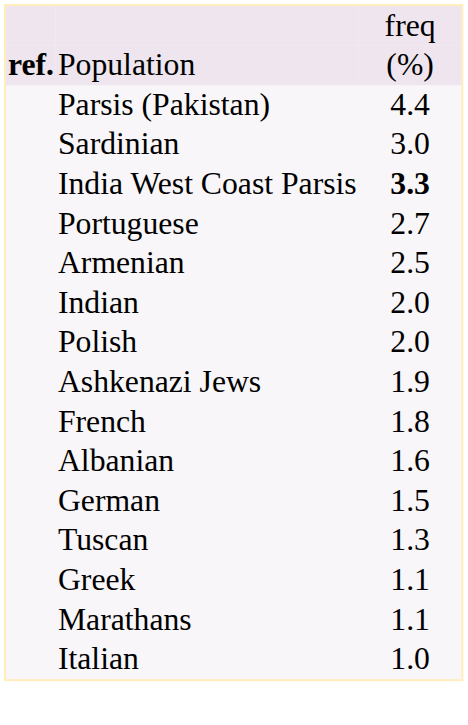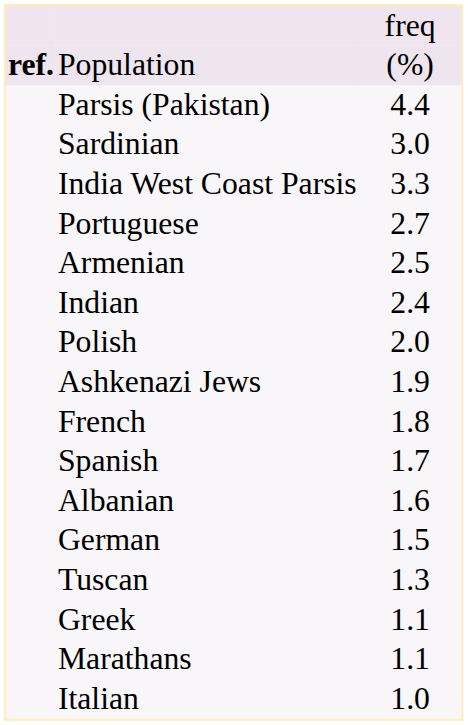(410, 183) bold -> (410, 183) normal
(410, 302) 2.0 -> (410, 302) 2.4
+ row: (108, 460)
